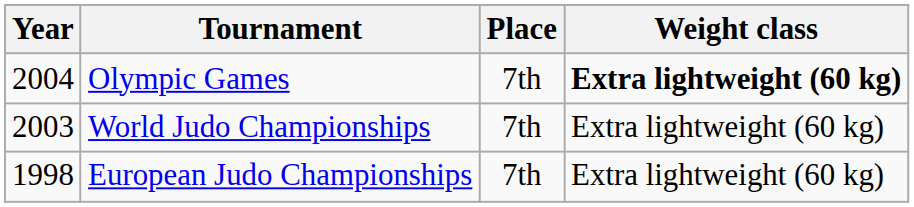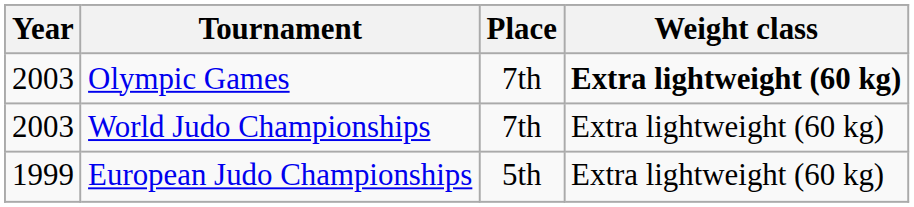(43, 77) 2004 -> (43, 77) 2003
(43, 175) 1998 -> (43, 175) 1999
(522, 175) 7th -> (522, 175) 5th
